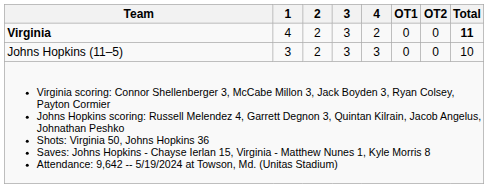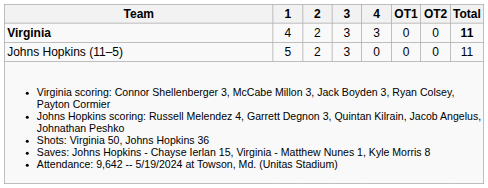(376, 33) 2 -> (376, 33) 3
(288, 52) 3 -> (288, 52) 5
(376, 52) 3 -> (376, 52) 0
(467, 52) 10 -> (467, 52) 11
